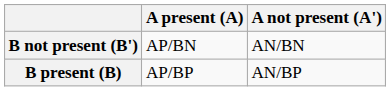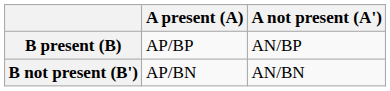rows swapped: (73, 72) <-> (73, 45)
